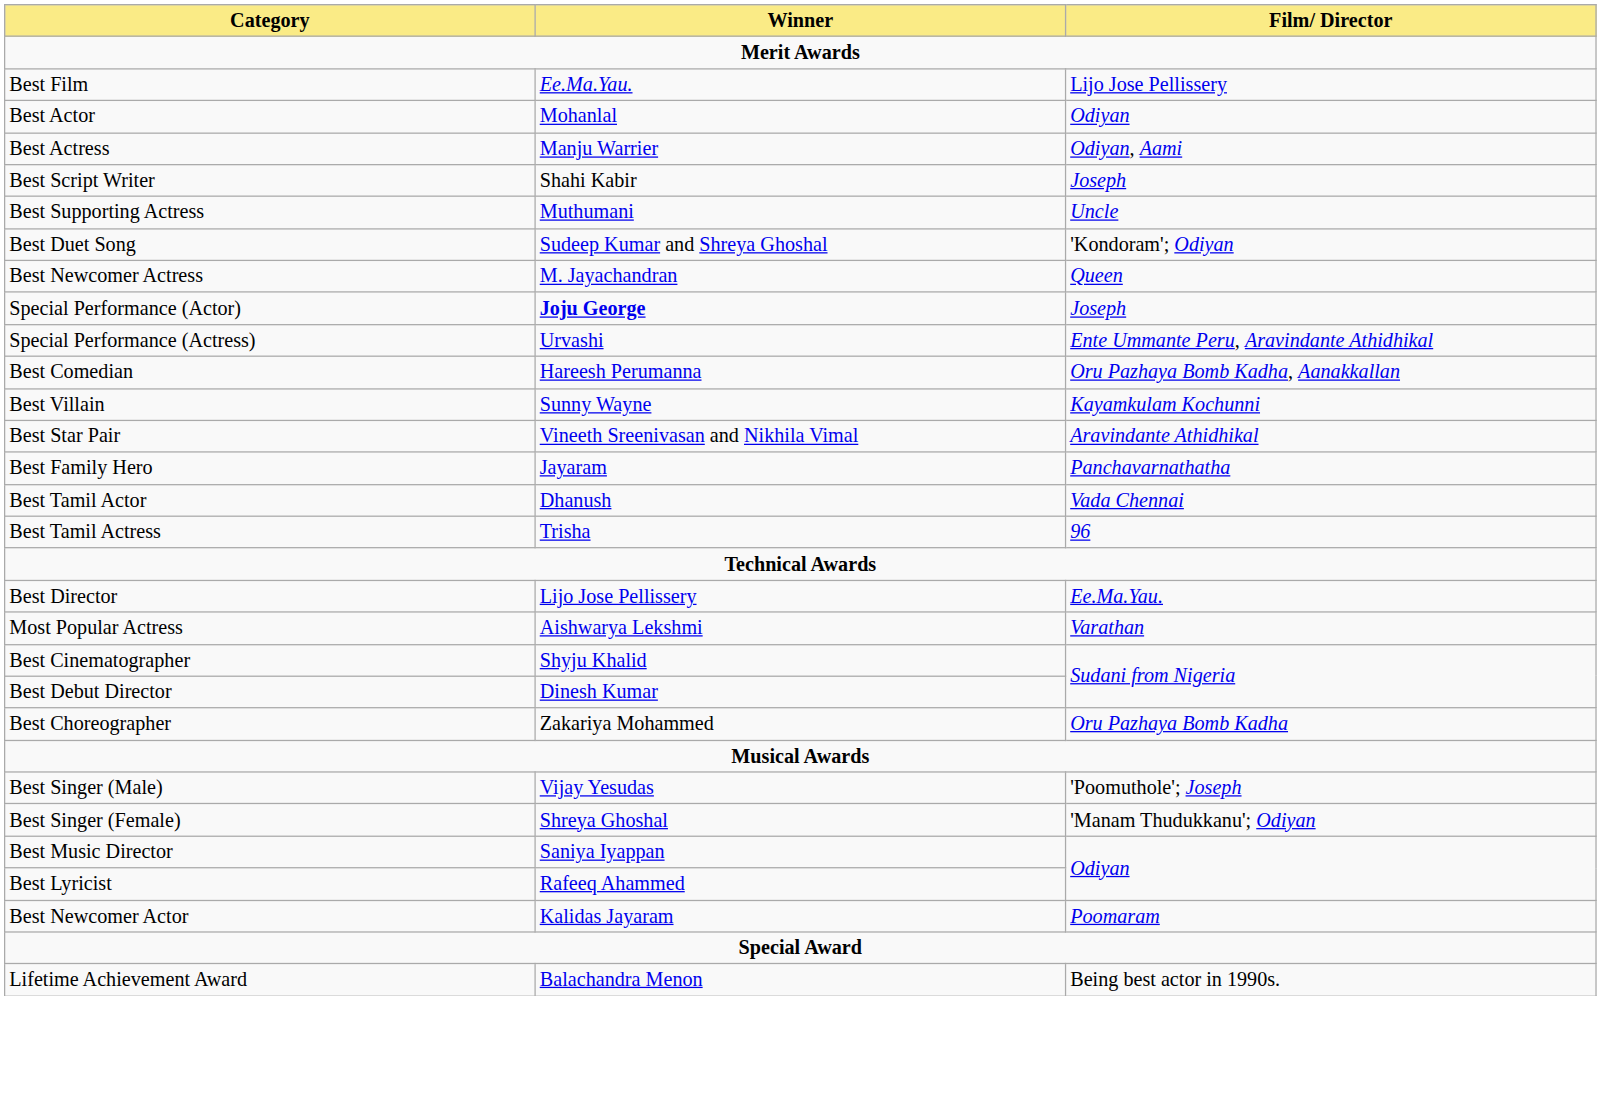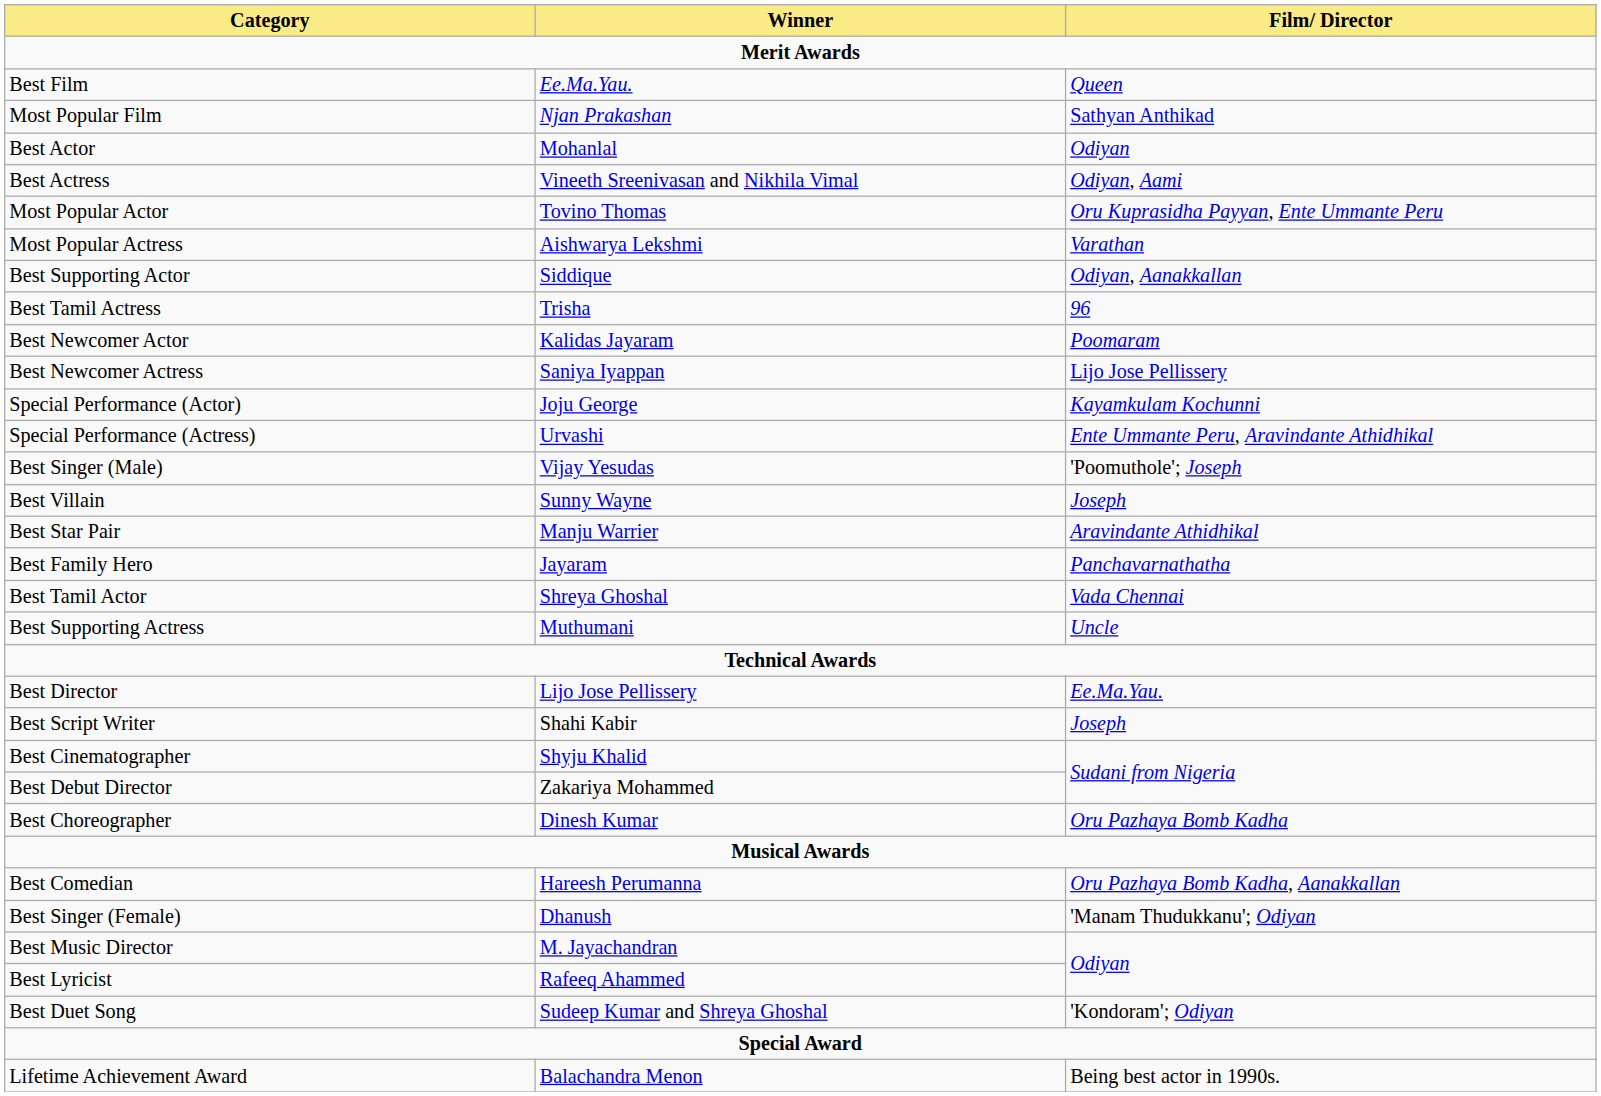(1149, 84) Lijo Jose Pellissery -> (1097, 84) Queen
+ row: (85, 116)
(599, 148) Manju Warrier -> (699, 180) Vineeth Sreenivasan and Nikhila Vimal
+ row: (89, 212)
rows swapped: (96, 627) <-> (82, 180)
+ row: (99, 276)
rows swapped: (107, 212) <-> (85, 532)
rows swapped: (99, 915) <-> (73, 244)
(609, 276) M. Jayachandran -> (602, 372) Saniya Iyappan
(1097, 276) Queen -> (1149, 372) Lijo Jose Pellissery
(593, 308) bold -> (589, 404) normal
(1098, 308) Joseph -> (1165, 404) Kayamkulam Kochunni
rows swapped: (71, 372) <-> (86, 787)
(1165, 404) Kayamkulam Kochunni -> (1098, 500) Joseph
(699, 436) Vineeth Sreenivasan and Nikhila Vimal -> (599, 532) Manju Warrier
(576, 500) Dhanush -> (604, 595) Shreya Ghoshal
(599, 691) Dinesh Kumar -> (627, 787) Zakariya Mohammed
(627, 723) Zakariya Mohammed -> (599, 819) Dinesh Kumar
(604, 819) Shreya Ghoshal -> (576, 915) Dhanush
(602, 851) Saniya Iyappan -> (609, 947) M. Jayachandran
